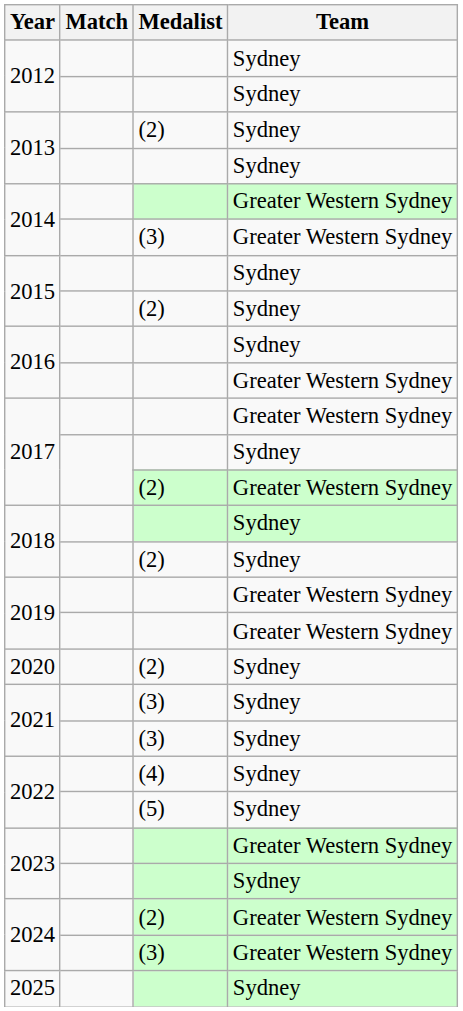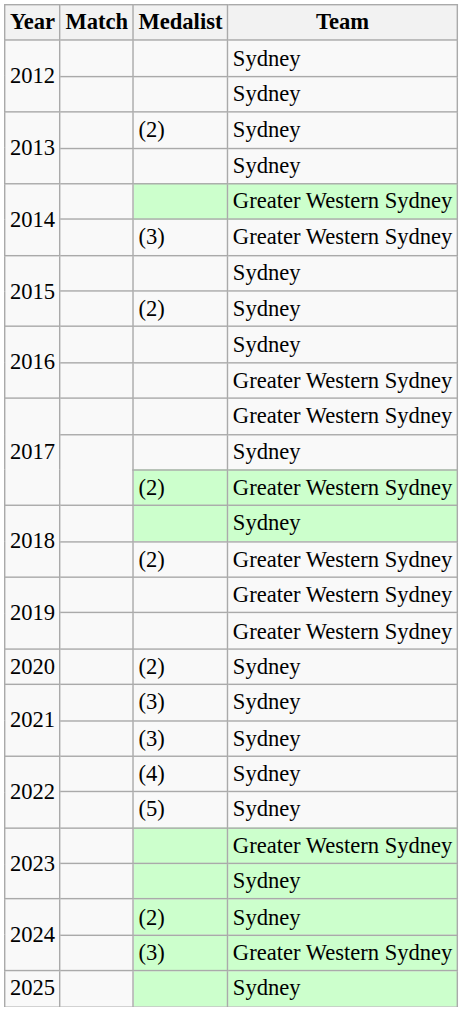(267, 559) Sydney -> (343, 559) Greater Western Sydney
(343, 916) Greater Western Sydney -> (267, 916) Sydney
